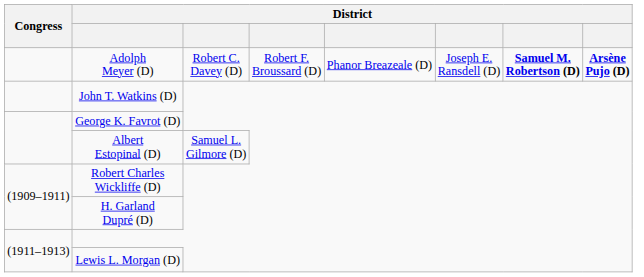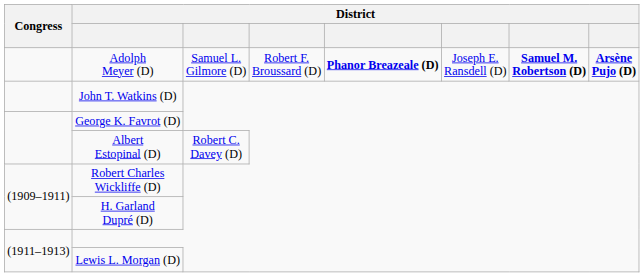(216, 64) Robert C. Davey (D) -> (216, 64) Samuel L. Gilmore (D)
(379, 64) normal -> (383, 64) bold
(216, 147) Samuel L. Gilmore (D) -> (216, 147) Robert C. Davey (D)
